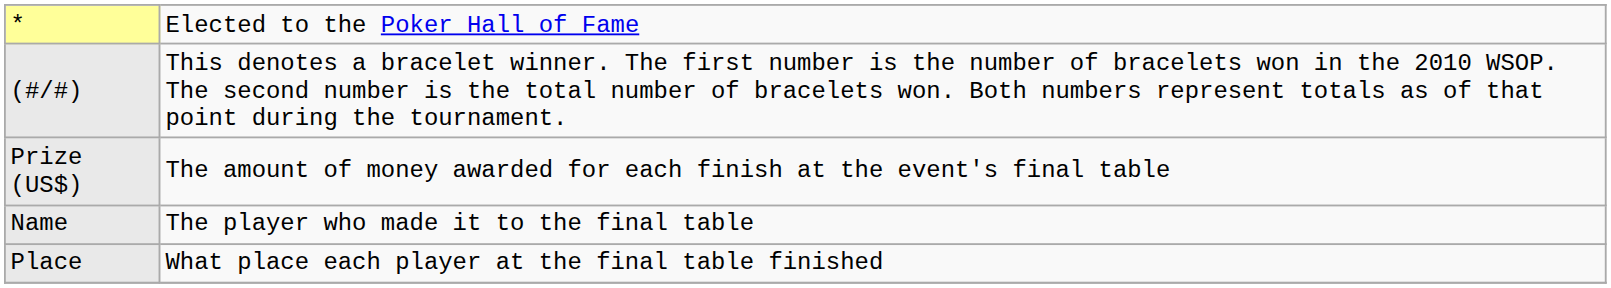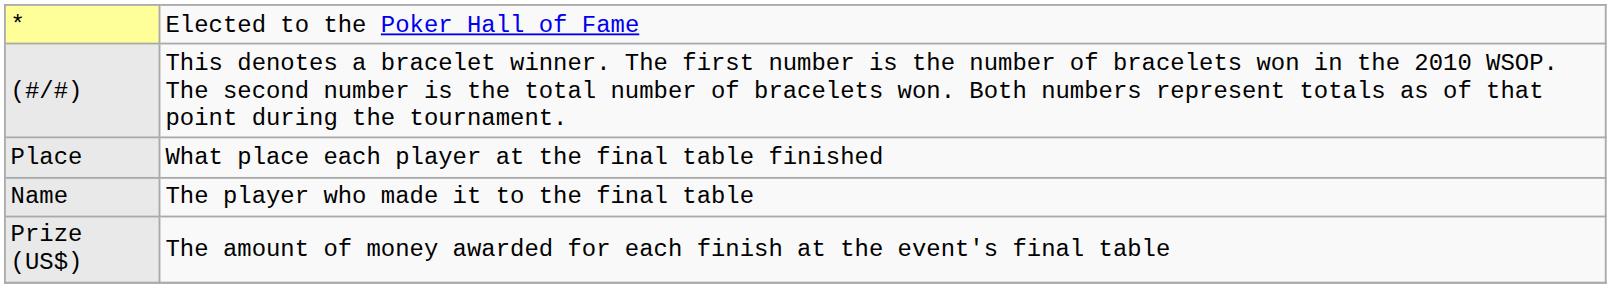rows swapped: (47, 263) <-> (47, 171)
